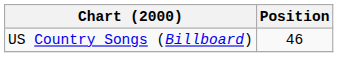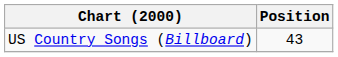(295, 40) 46 -> (295, 40) 43
